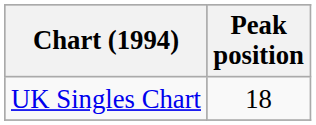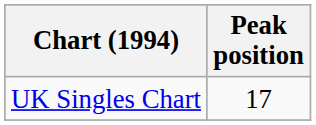(259, 98) 18 -> (259, 98) 17
